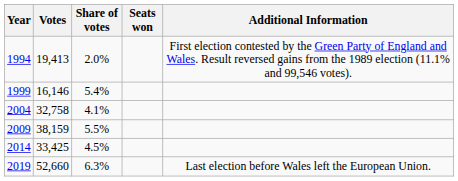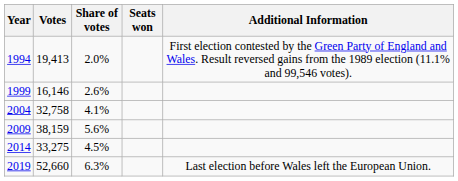(97, 91) 5.4% -> (97, 91) 2.6%
(97, 128) 5.5% -> (97, 128) 5.6%
(53, 147) 33,425 -> (53, 147) 33,275
